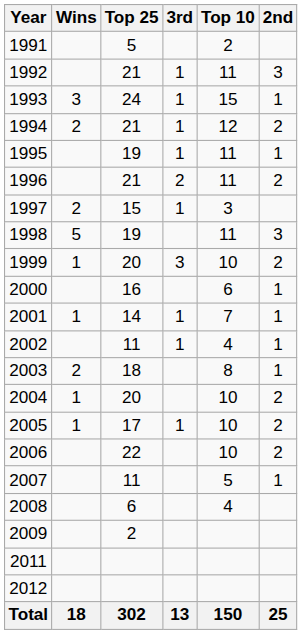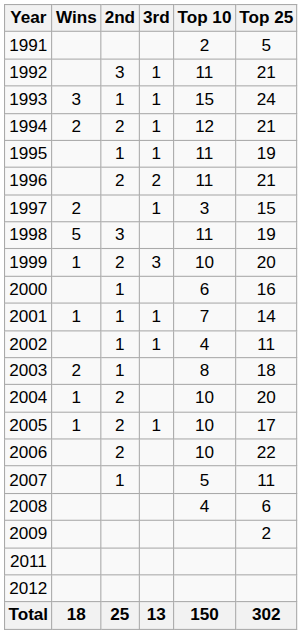columns swapped: (278, 18) <-> (132, 18)
